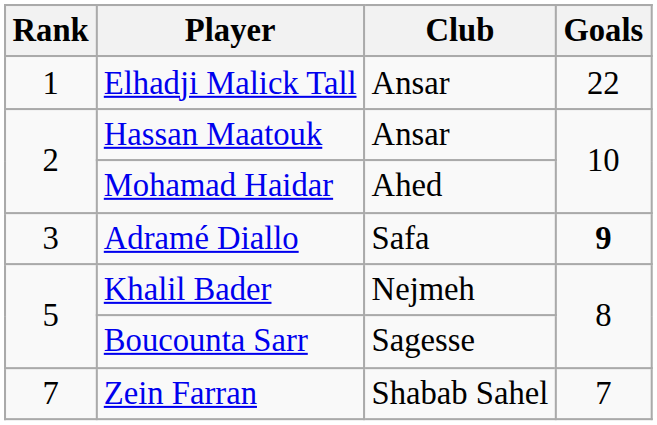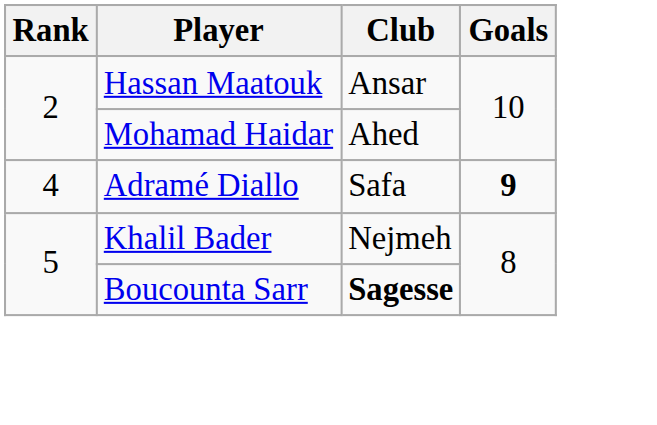- row: (230, 82)
(51, 237) 3 -> (51, 185) 4
(423, 340) normal -> (401, 289) bold
- row: (180, 392)
